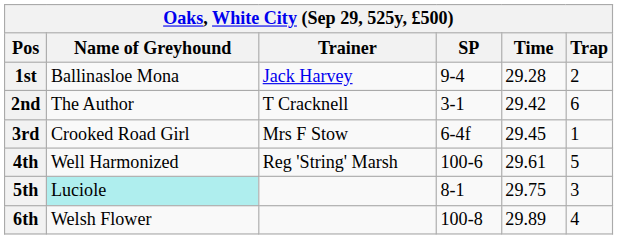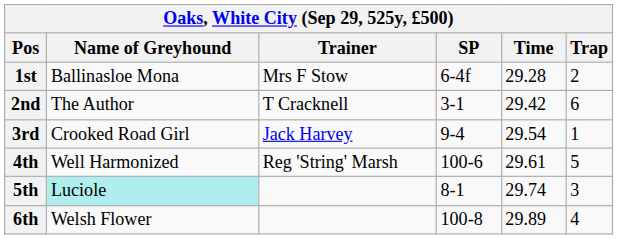(308, 76) Jack Harvey -> (305, 76) Mrs F Stow
(453, 76) 9-4 -> (456, 76) 6-4f
(305, 133) Mrs F Stow -> (308, 133) Jack Harvey
(456, 133) 6-4f -> (453, 133) 9-4
(526, 133) 29.45 -> (526, 133) 29.54
(526, 190) 29.75 -> (526, 190) 29.74
